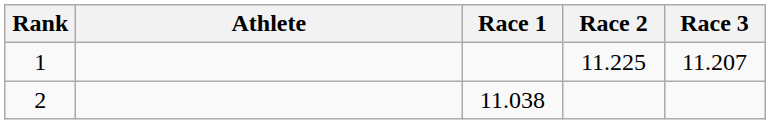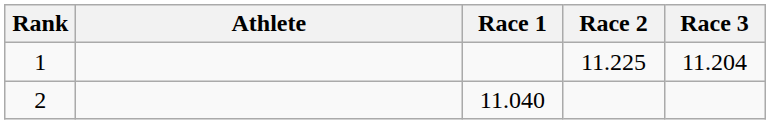(715, 61) 11.207 -> (715, 61) 11.204
(512, 99) 11.038 -> (512, 99) 11.040
